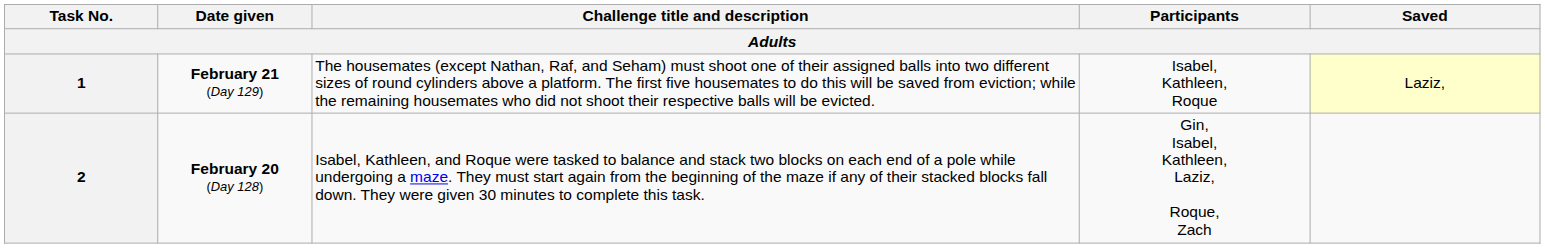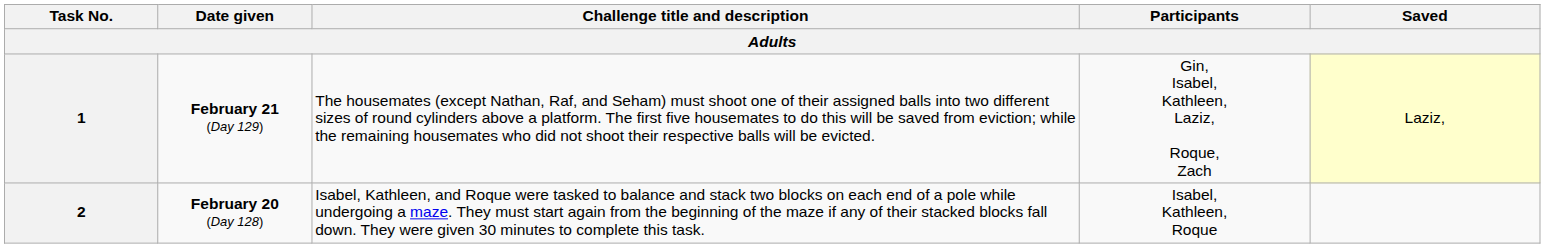(1195, 83) Isabel, Kathleen, Roque -> (1195, 118) Gin, Isabel, Kathleen, Laziz, Roque, Zach
(1195, 177) Gin, Isabel, Kathleen, Laziz, Roque, Zach -> (1195, 212) Isabel, Kathleen, Roque
